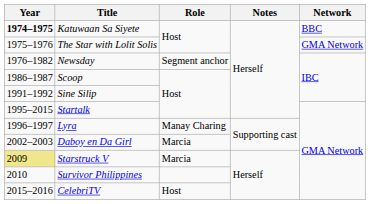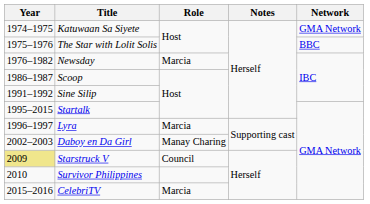(30, 28) bold -> (30, 28) normal
(312, 28) BBC -> (330, 28) GMA Network
(332, 45) GMA Network -> (309, 45) BBC
(195, 61) Segment anchor -> (176, 61) Marcia
(194, 126) Manay Charing -> (176, 126) Marcia
(176, 142) Marcia -> (194, 142) Manay Charing
(176, 158) Marcia -> (178, 158) Council
(171, 191) Host -> (176, 191) Marcia
